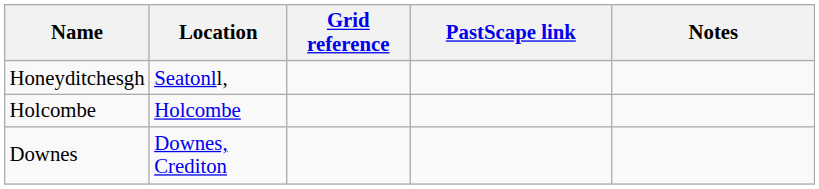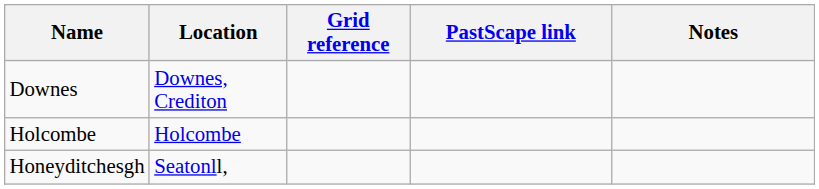rows swapped: (44, 155) <-> (77, 77)
